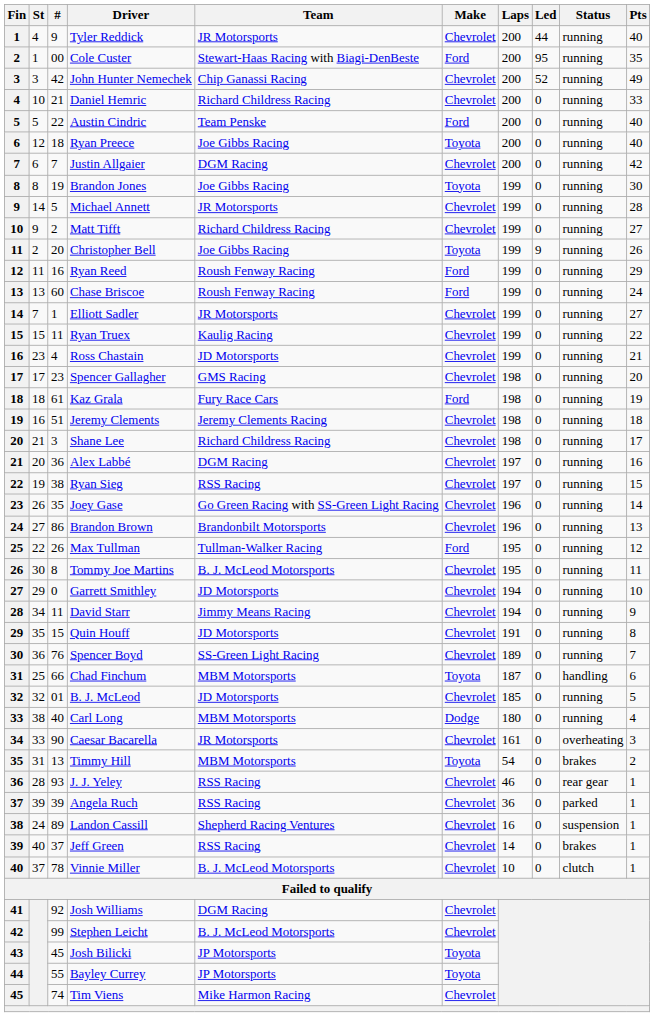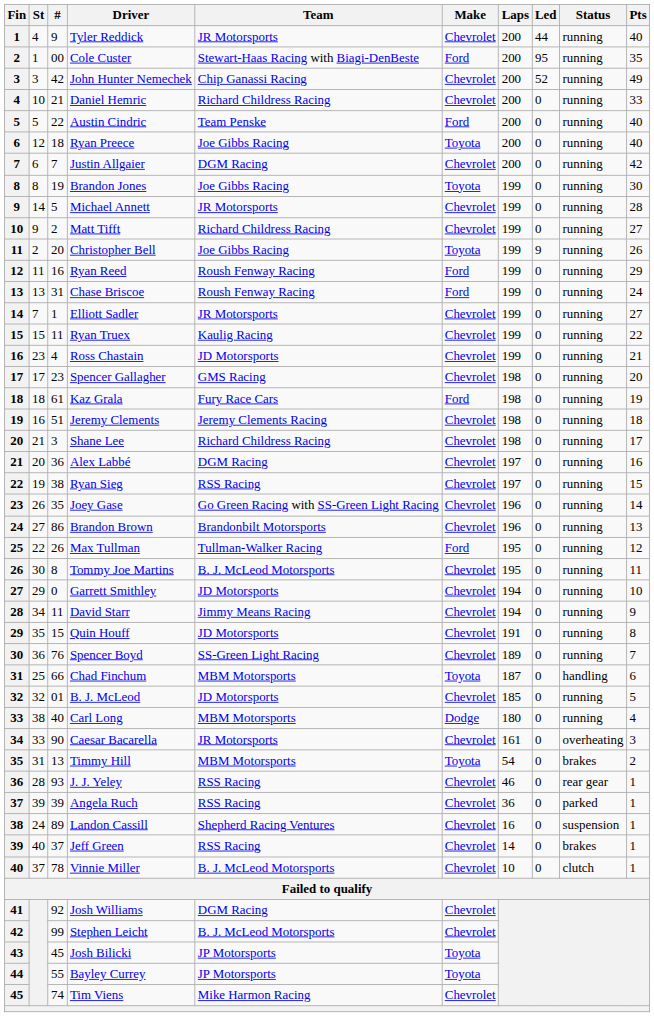(57, 292) 60 -> (57, 292) 31
